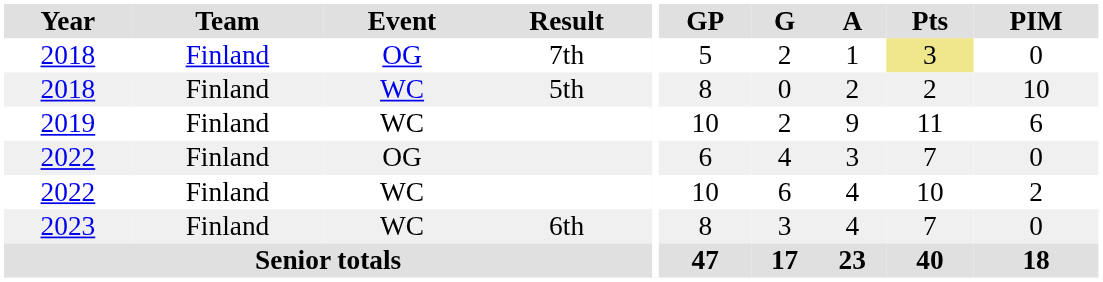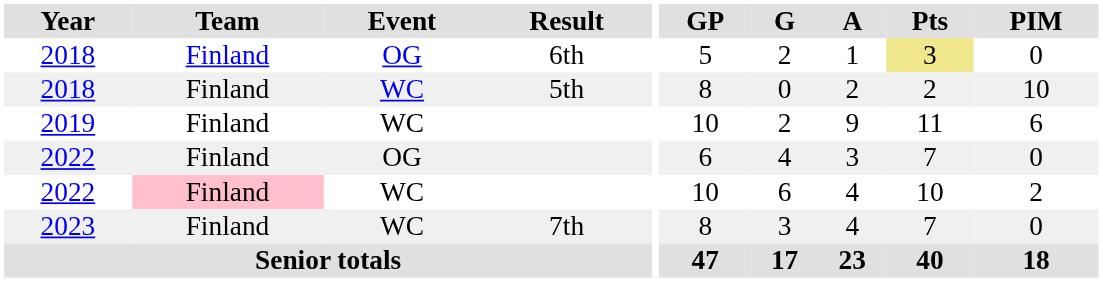(567, 54) 7th -> (567, 54) 6th
(227, 191) no background -> (227, 191) pink background
(567, 225) 6th -> (567, 225) 7th
